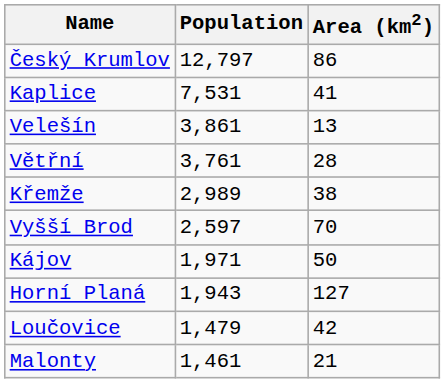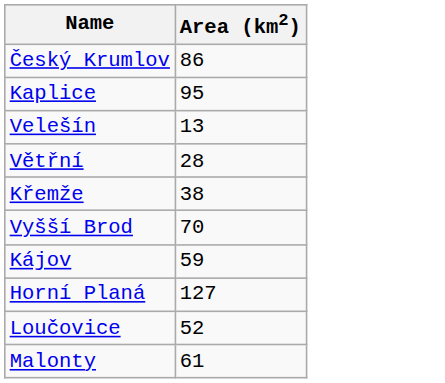- column: (241, 24)
(325, 94) 41 -> (192, 94) 95
(325, 261) 50 -> (192, 261) 59
(325, 328) 42 -> (192, 328) 52
(325, 362) 21 -> (192, 362) 61
